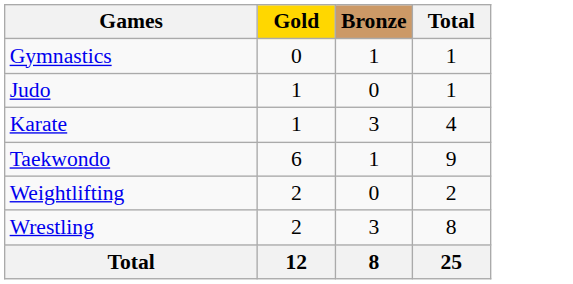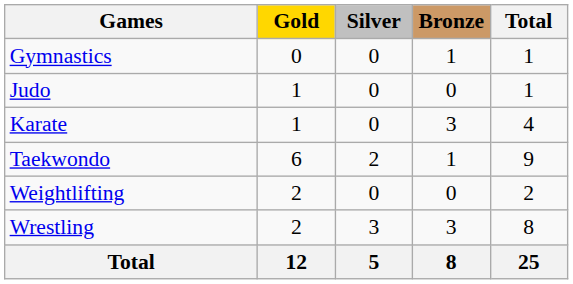+ column: (374, 21)
